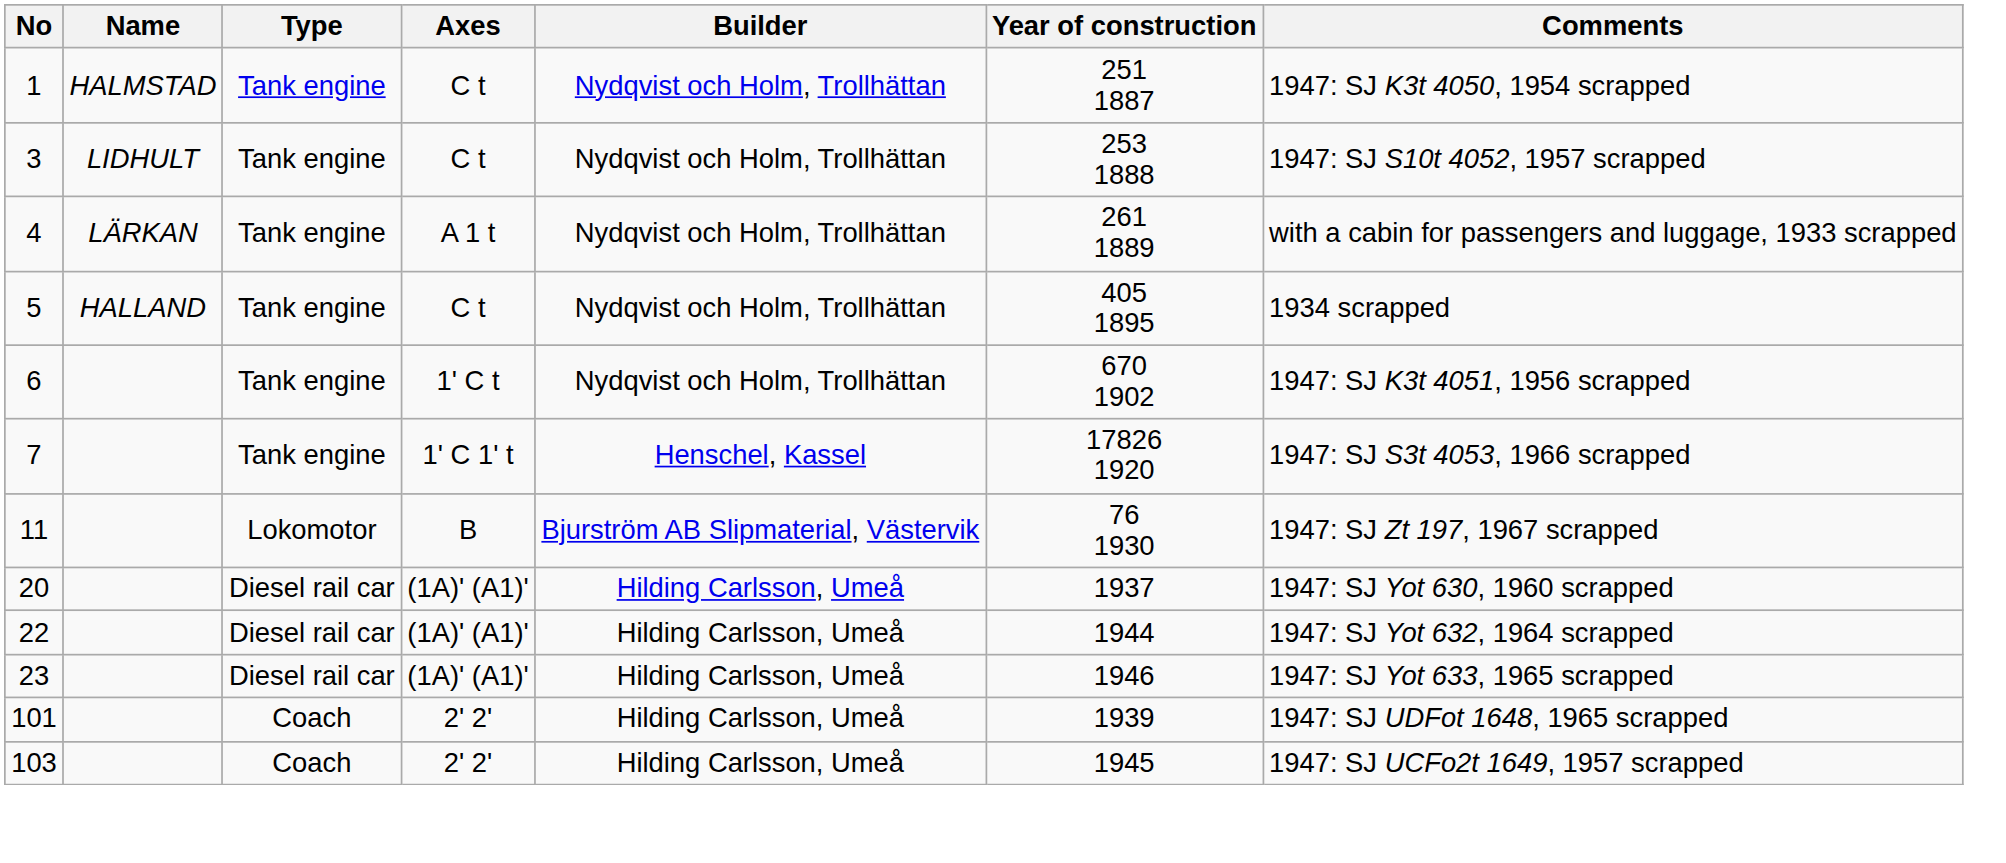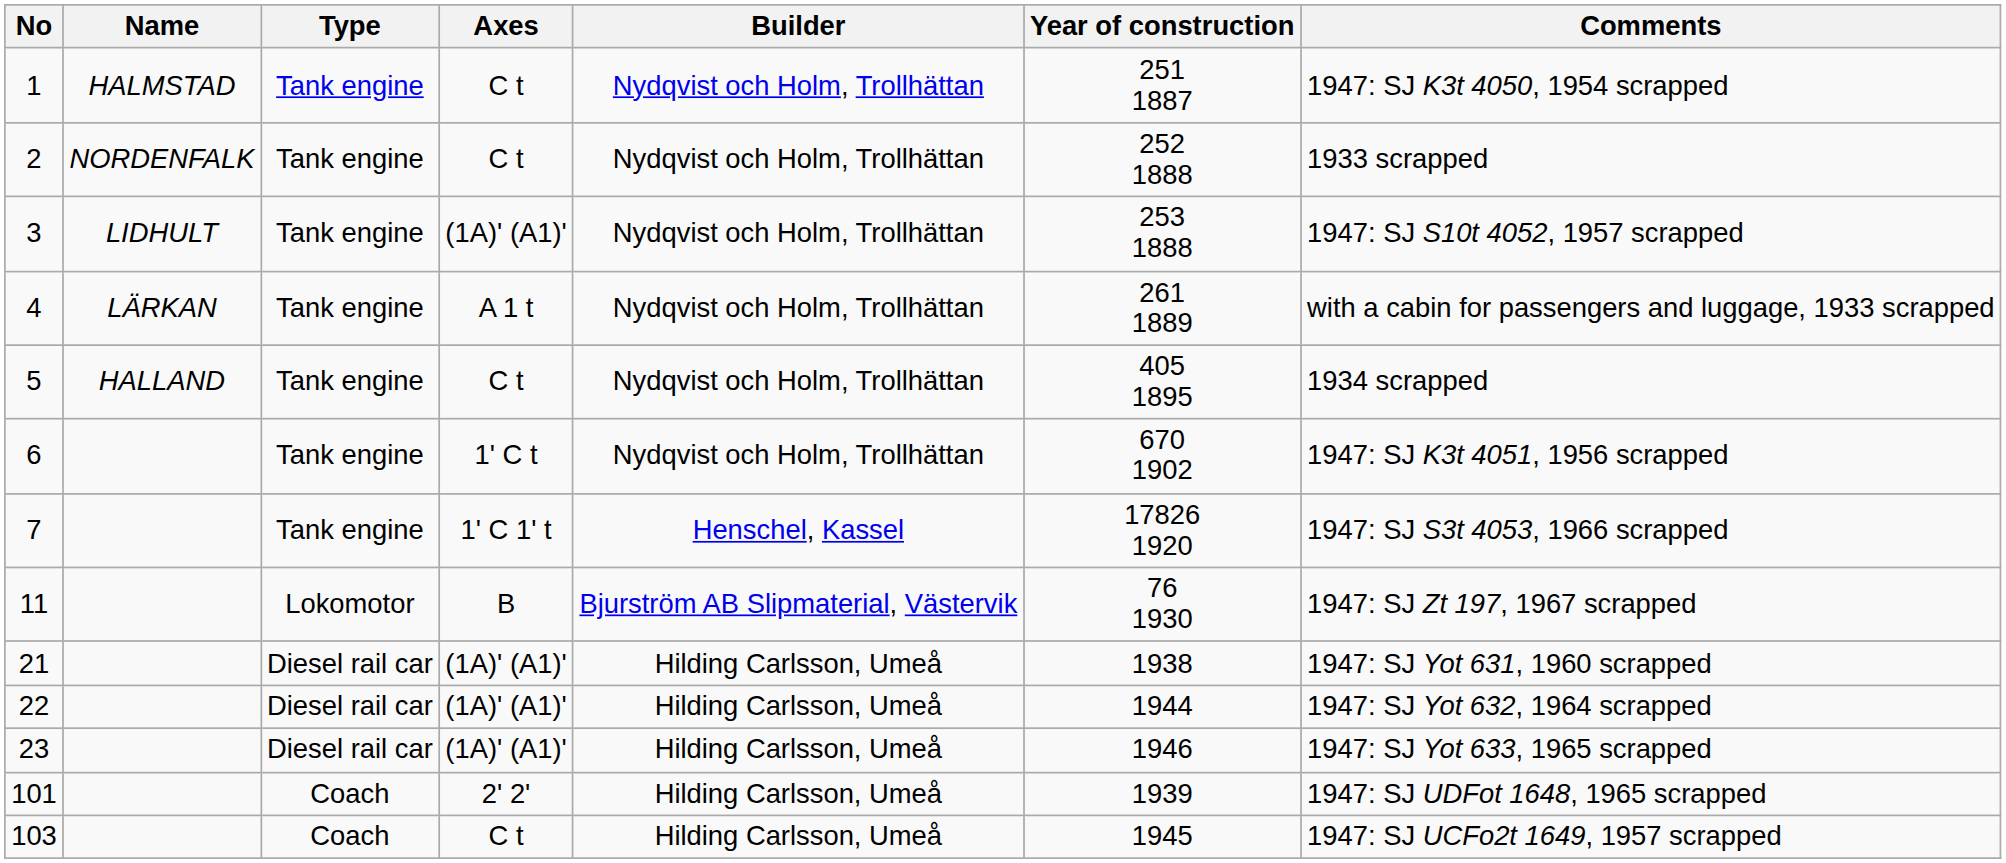+ row: (34, 159)
(468, 159) C t -> (506, 233) (1A)' (A1)'
- row: (34, 588)
+ row: (34, 662)
(468, 762) 2' 2' -> (506, 836) C t
